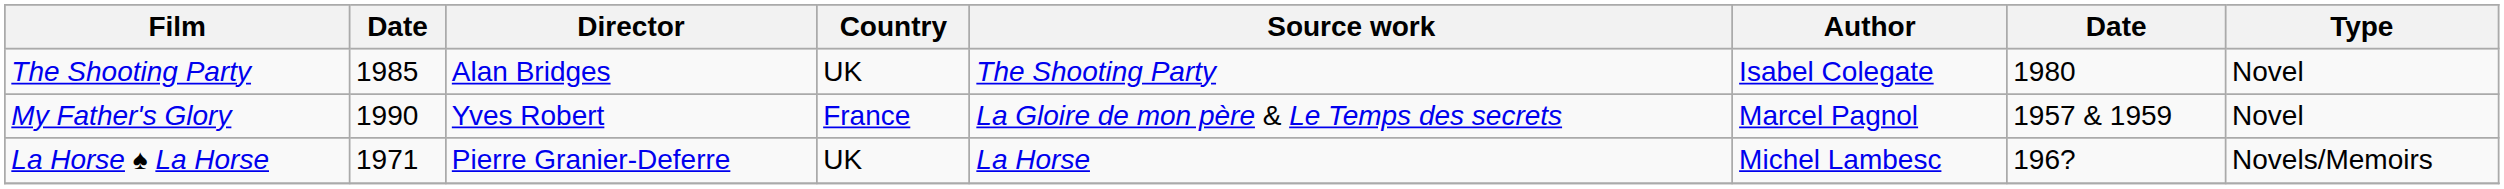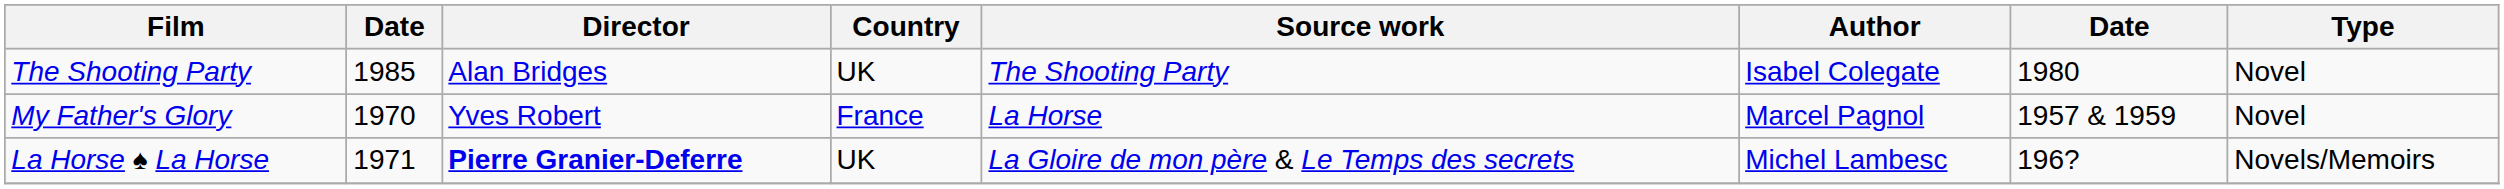(387, 115) 1990 -> (384, 115) 1970
(1269, 115) La Gloire de mon père & Le Temps des secrets -> (1045, 115) La Horse
(591, 159) normal -> (595, 159) bold
(1033, 159) La Horse -> (1281, 159) La Gloire de mon père & Le Temps des secrets
